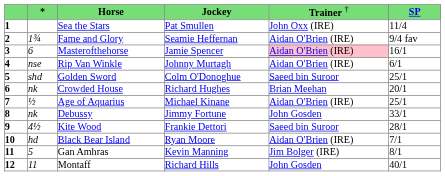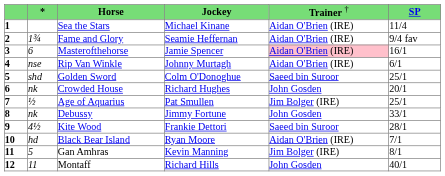(189, 26) Pat Smullen -> (197, 26) Michael Kinane
(301, 26) John Oxx (IRE) -> (311, 26) Aidan O'Brien (IRE)
(298, 89) Brian Meehan -> (295, 89) John Gosden
(197, 101) Michael Kinane -> (189, 101) Pat Smullen
(311, 101) Aidan O'Brien (IRE) -> (304, 101) Jim Bolger (IRE)
